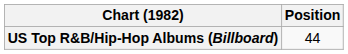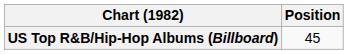(313, 37) 44 -> (313, 37) 45
